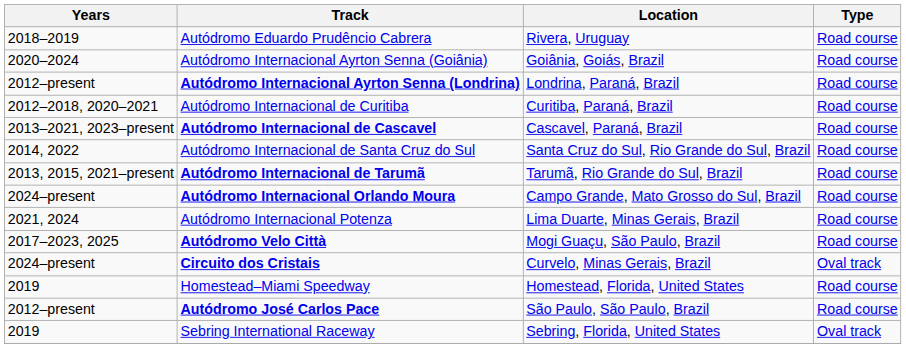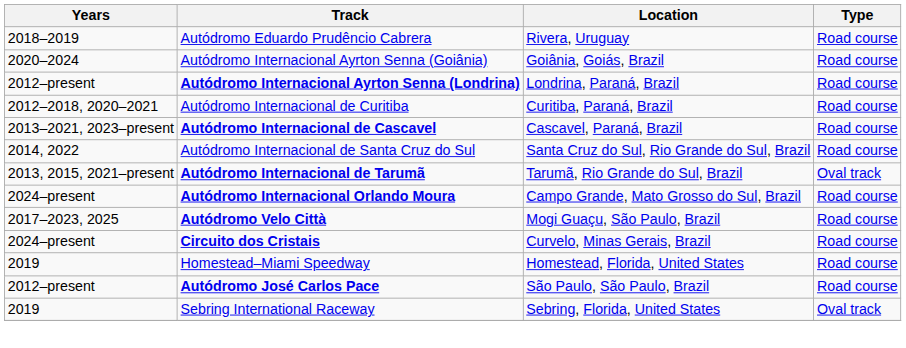(857, 173) Road course -> (849, 173) Oval track
- row: (286, 219)
(849, 264) Oval track -> (857, 241) Road course
